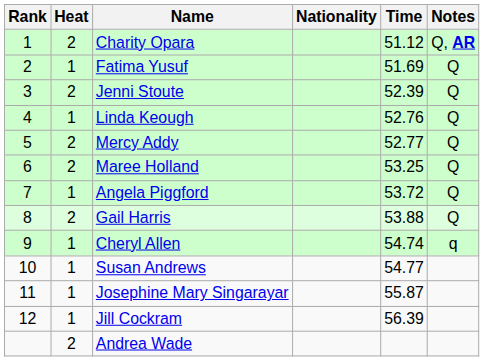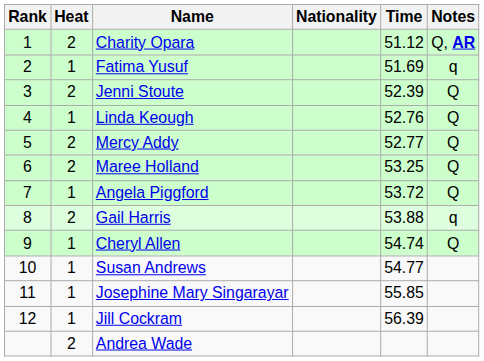(453, 67) Q -> (453, 67) q
(453, 218) Q -> (453, 218) q
(453, 243) q -> (453, 243) Q
(404, 293) 55.87 -> (404, 293) 55.85
